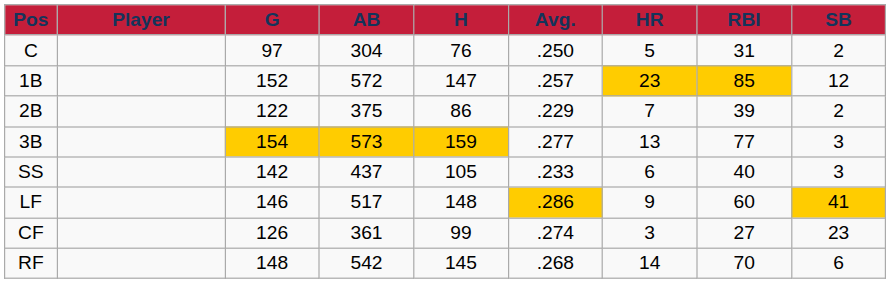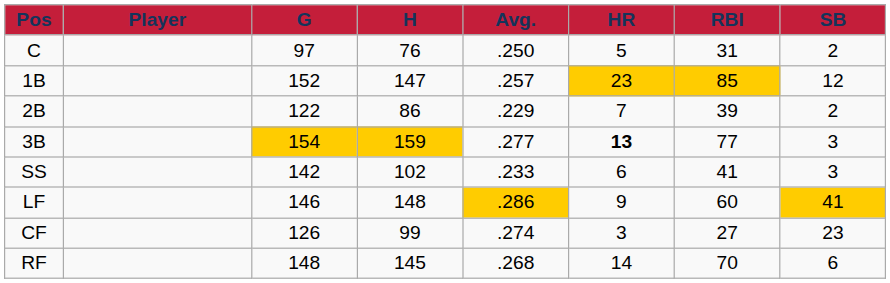- column: (367, 19)
(650, 141) normal -> (621, 141) bold
(461, 171) 105 -> (410, 171) 102
(744, 171) 40 -> (727, 171) 41
